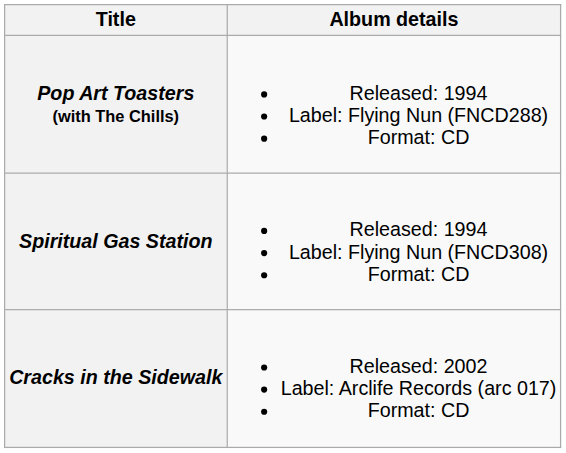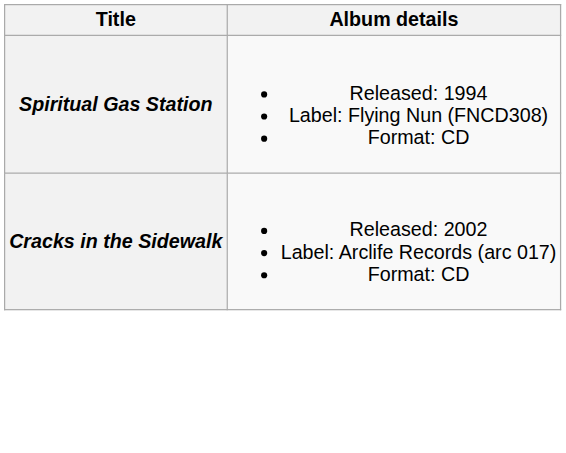- row: (116, 104)
